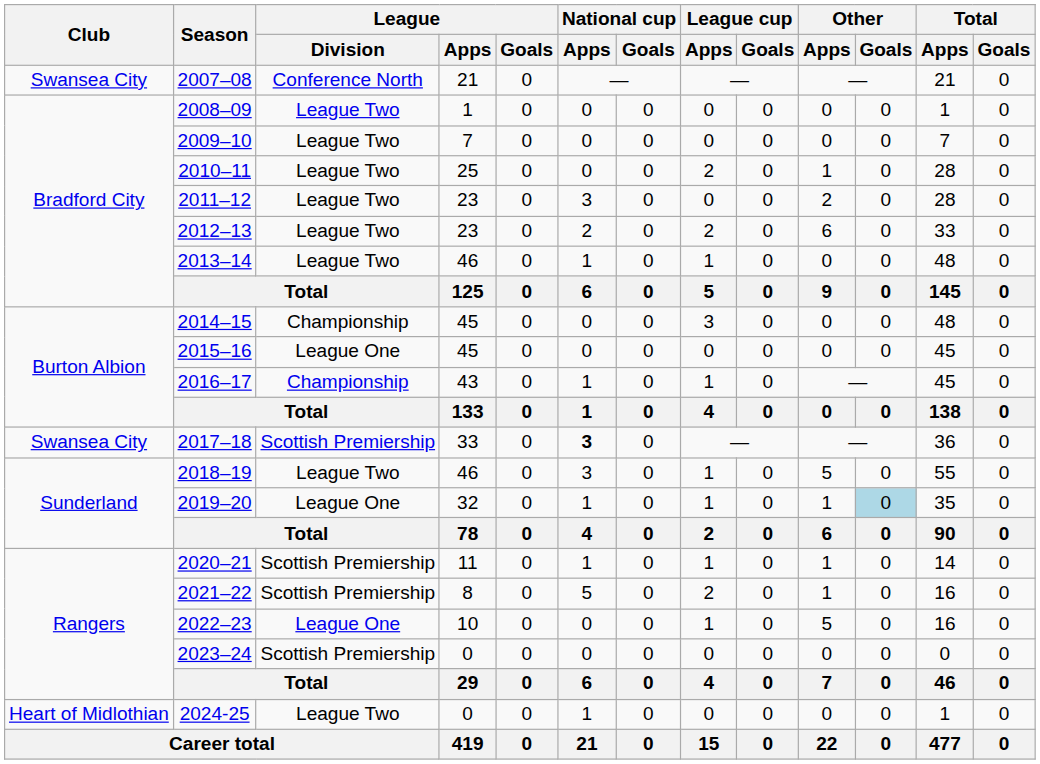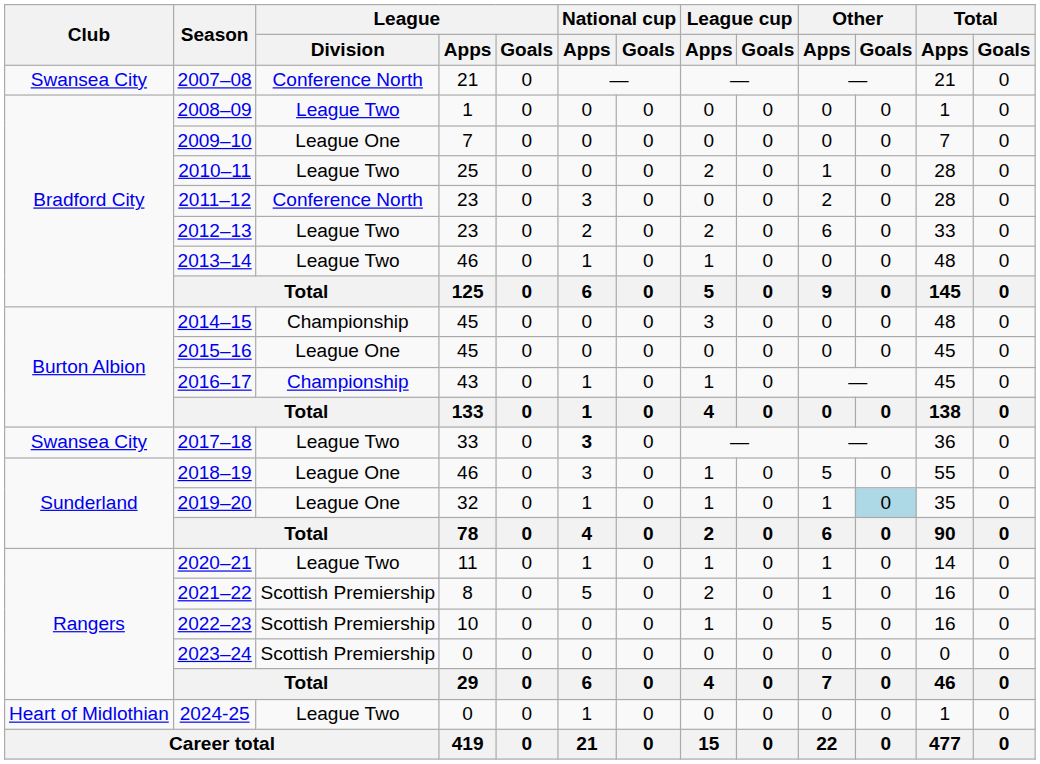(348, 140) League Two -> (348, 140) League One
(348, 200) League Two -> (348, 200) Conference North
(348, 442) Scottish Premiership -> (348, 442) League Two
(348, 472) League Two -> (348, 472) League One
(348, 563) Scottish Premiership -> (348, 563) League Two
(348, 623) League One -> (348, 623) Scottish Premiership
